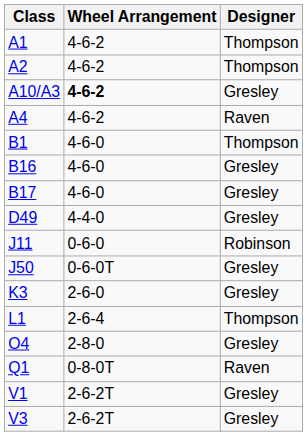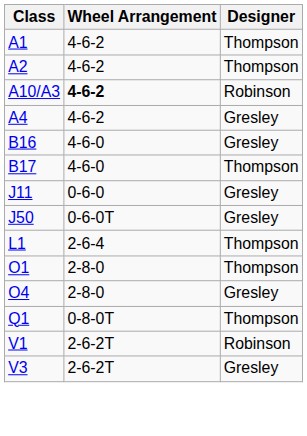(251, 92) Gresley -> (257, 92) Robinson
(247, 117) Raven -> (251, 117) Gresley
- row: (18, 142)
(251, 192) Gresley -> (261, 167) Thompson
- row: (23, 218)
(257, 243) Robinson -> (251, 192) Gresley
- row: (18, 293)
+ row: (19, 268)
(247, 368) Raven -> (261, 318) Thompson
(251, 393) Gresley -> (257, 343) Robinson
